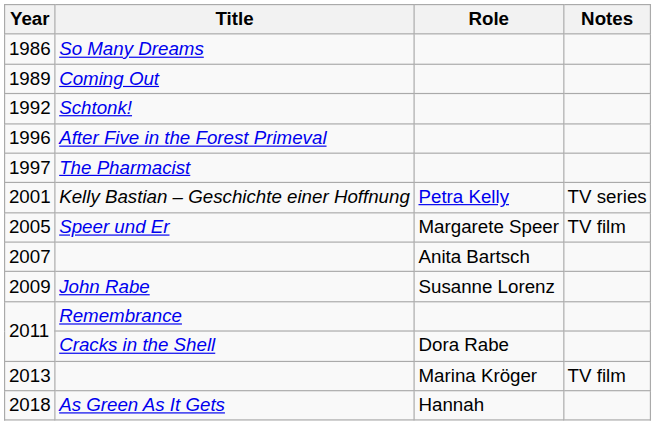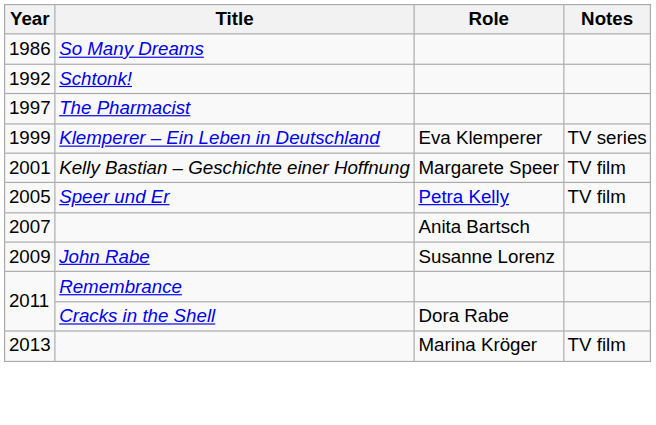- row: (30, 78)
- row: (30, 138)
+ row: (30, 138)
(464, 197) Petra Kelly -> (489, 167) Margarete Speer
(607, 197) TV series -> (597, 167) TV film
(489, 227) Margarete Speer -> (464, 197) Petra Kelly
- row: (30, 405)
